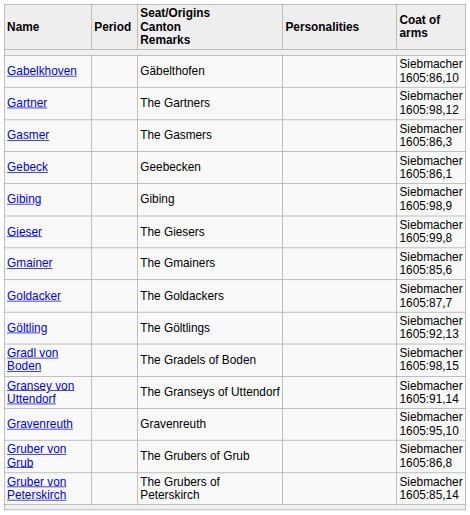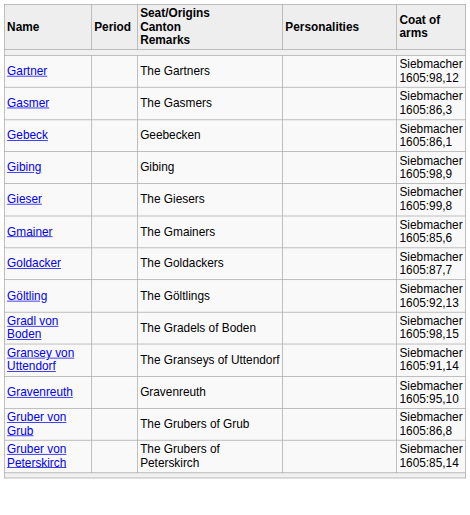- row: (42, 71)
